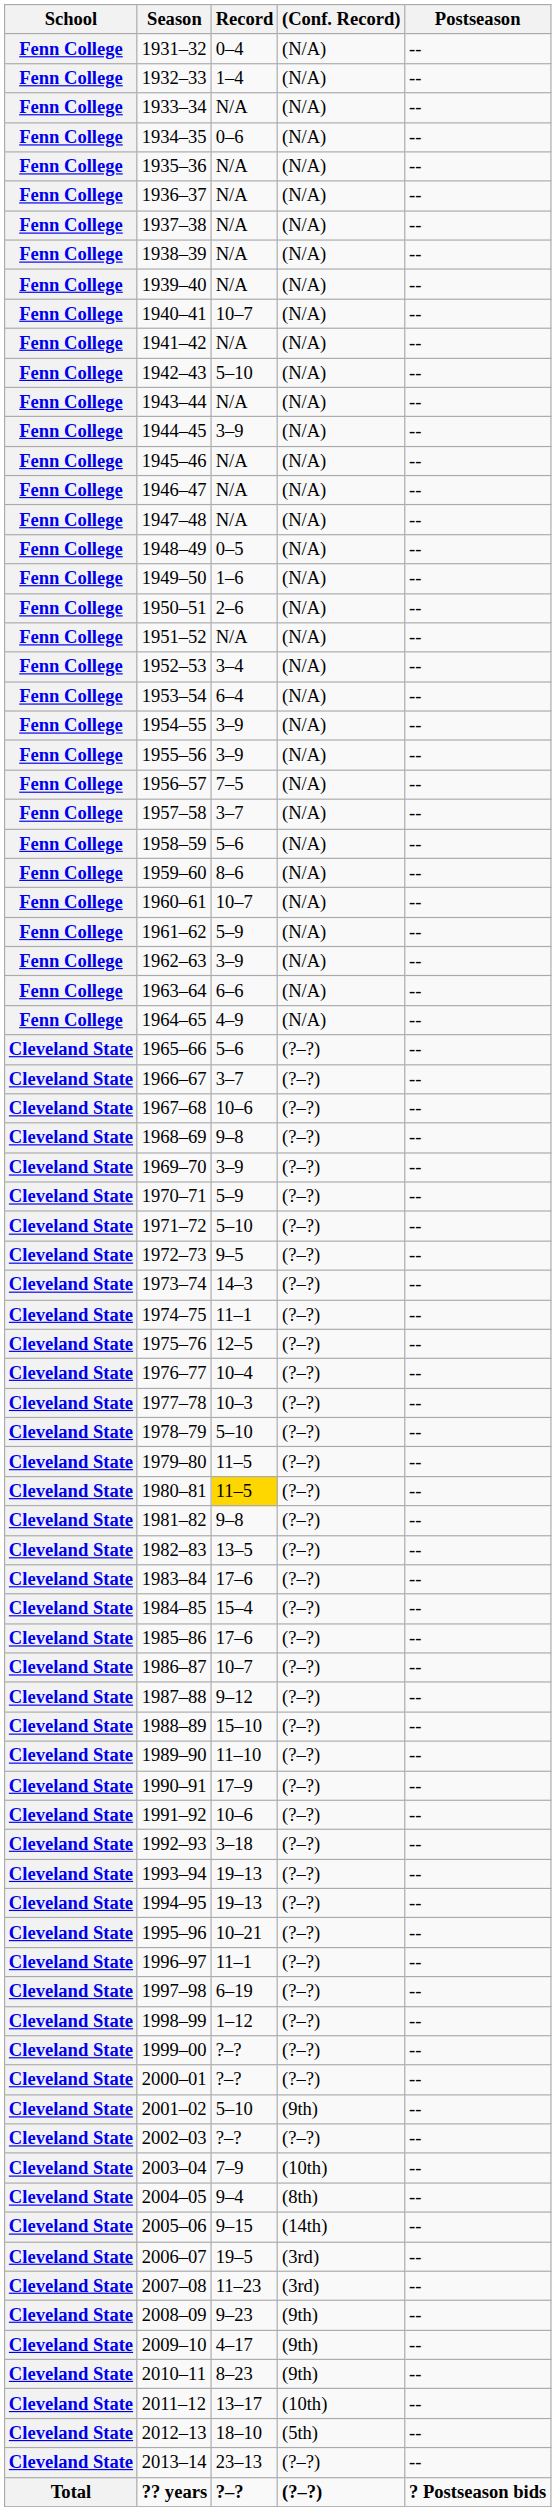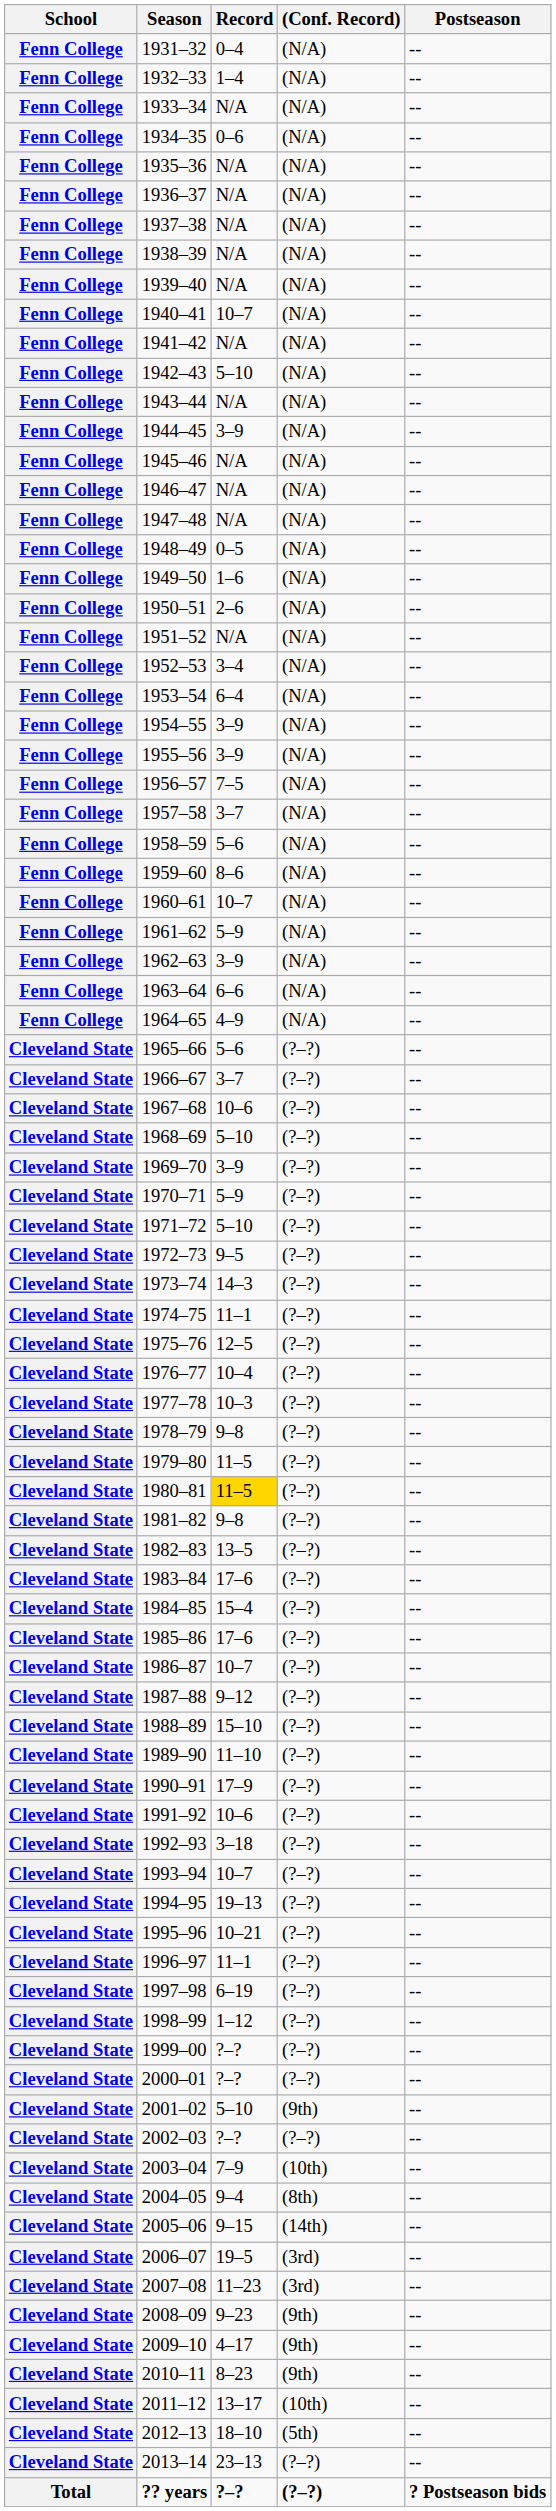(230, 1137) 9–8 -> (234, 1137) 5–10
(234, 1432) 5–10 -> (230, 1432) 9–8
(239, 1873) 19–13 -> (234, 1873) 10–7
